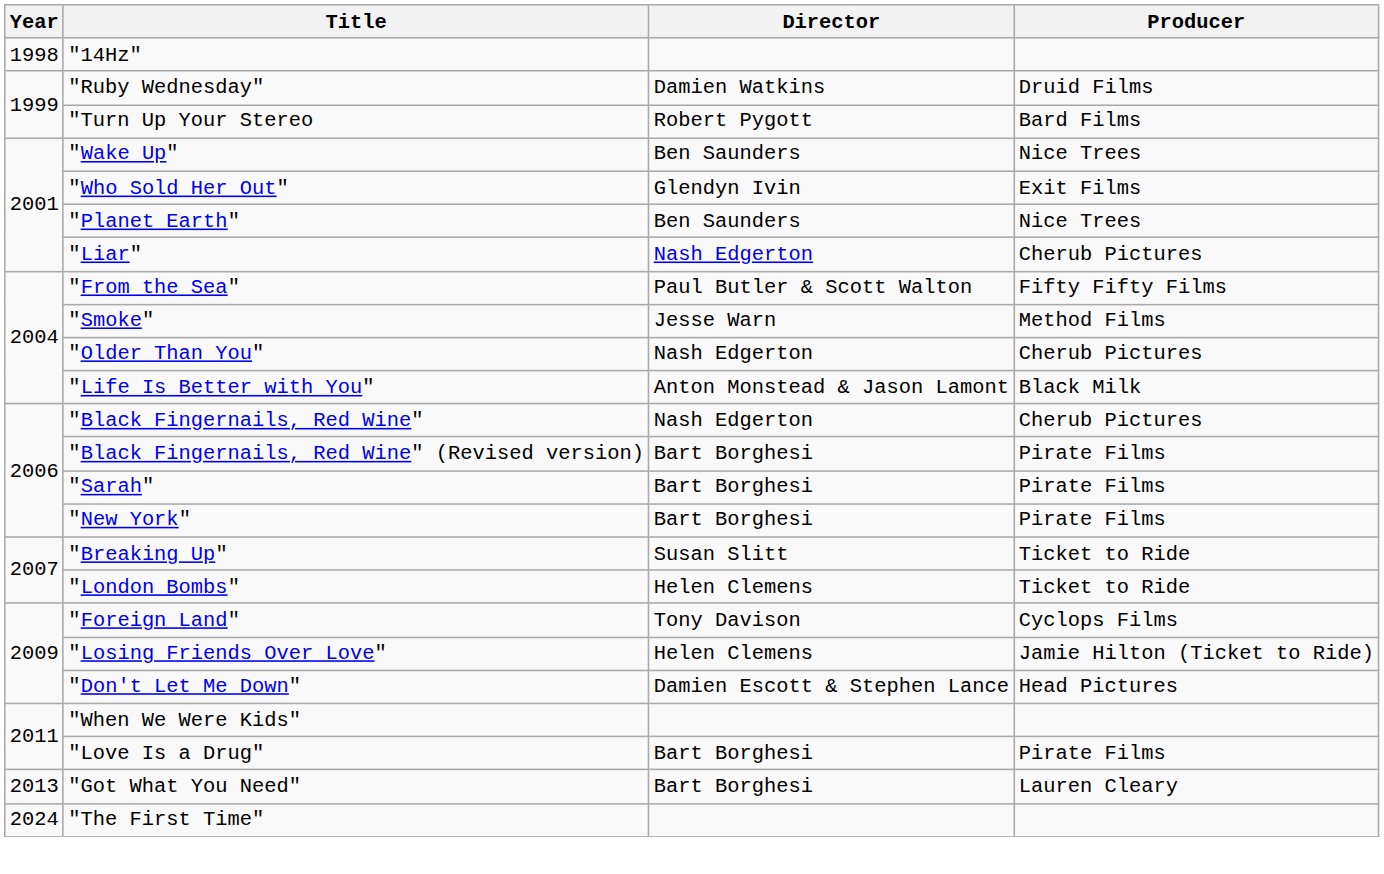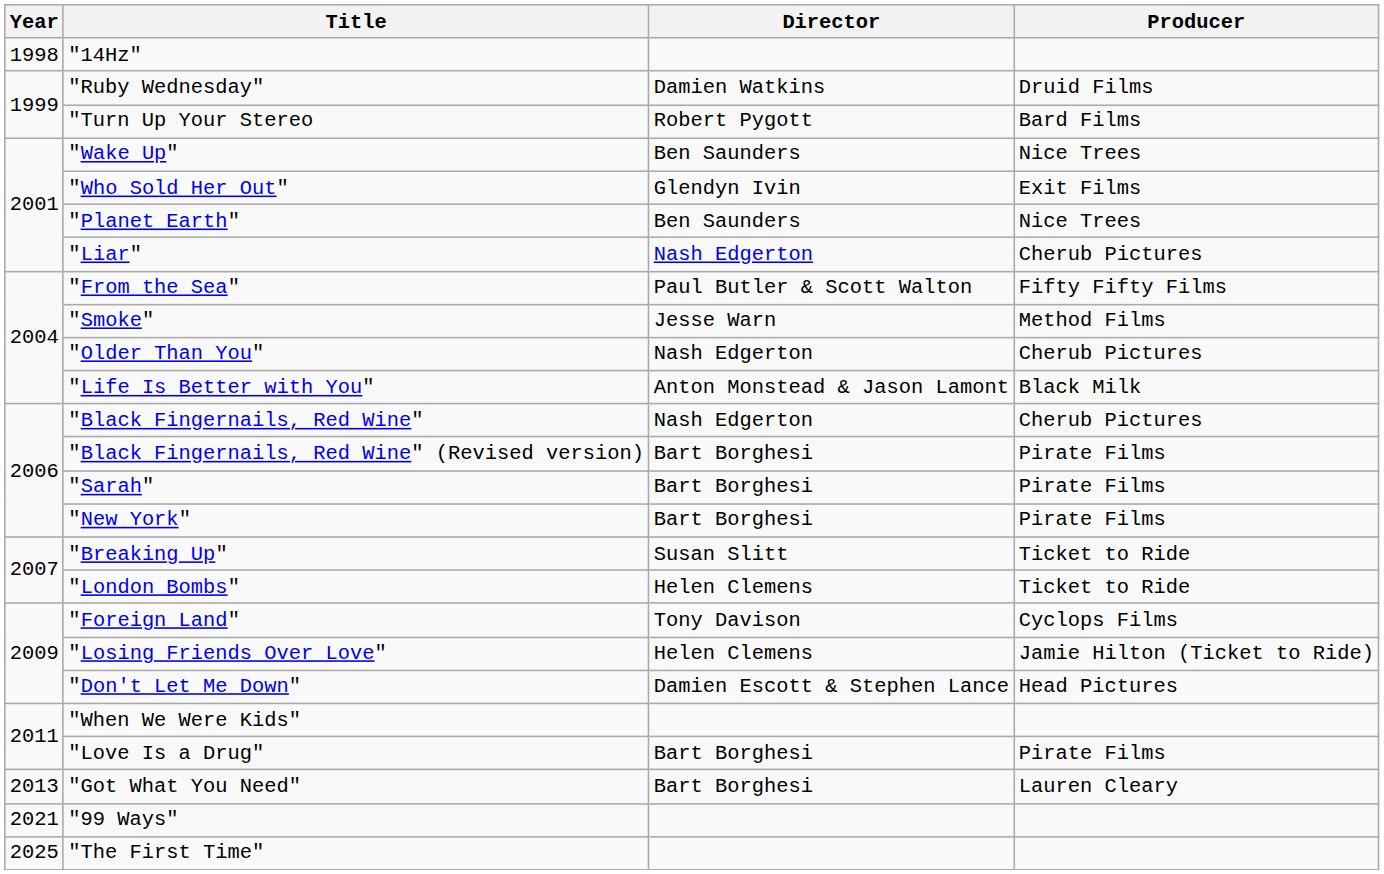+ row: (123, 820)
(34, 820) 2024 -> (34, 853) 2025
